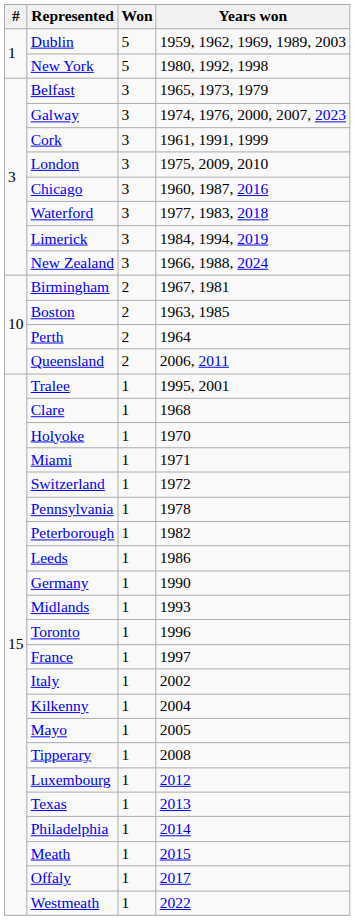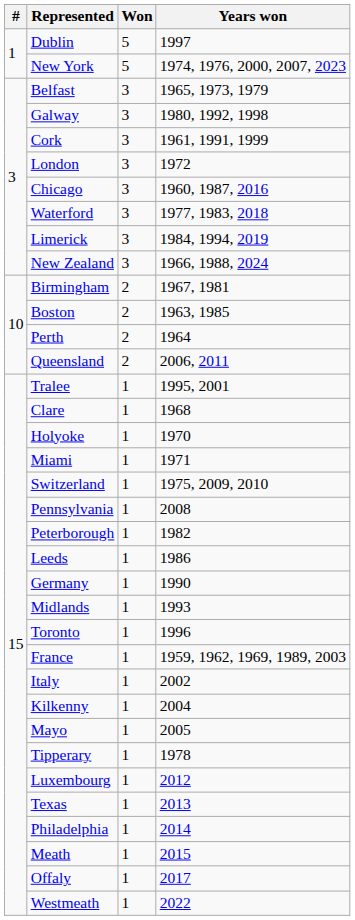(253, 41) 1959, 1962, 1969, 1989, 2003 -> (175, 41) 1997
(214, 66) 1980, 1992, 1998 -> (253, 66) 1974, 1976, 2000, 2007, 2023
(253, 115) 1974, 1976, 2000, 2007, 2023 -> (214, 115) 1980, 1992, 1998
(214, 164) 1975, 2009, 2010 -> (175, 164) 1972
(175, 484) 1972 -> (214, 484) 1975, 2009, 2010
(175, 509) 1978 -> (175, 509) 2008
(175, 656) 1997 -> (253, 656) 1959, 1962, 1969, 1989, 2003
(175, 755) 2008 -> (175, 755) 1978
